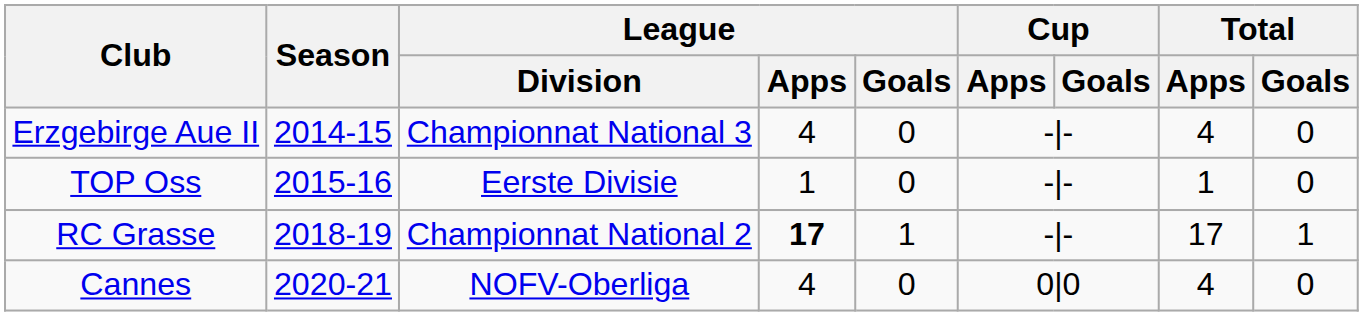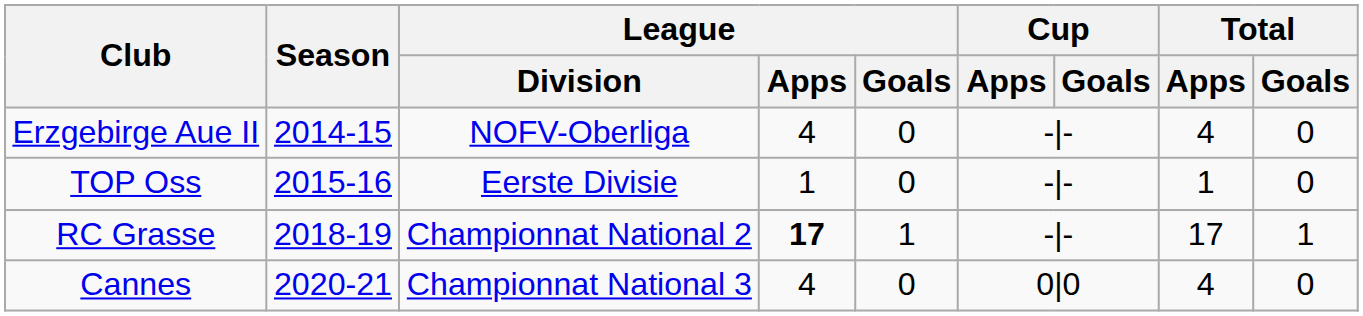(579, 132) Championnat National 3 -> (579, 132) NOFV-Oberliga
(579, 285) NOFV-Oberliga -> (579, 285) Championnat National 3
